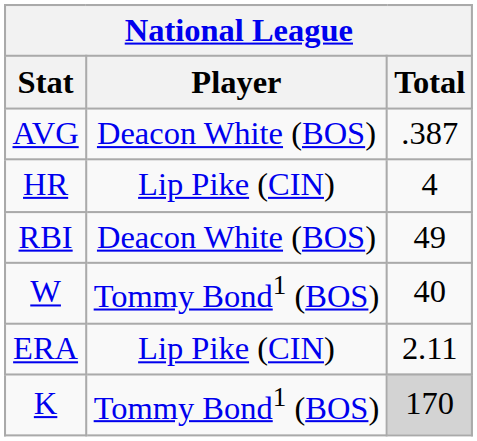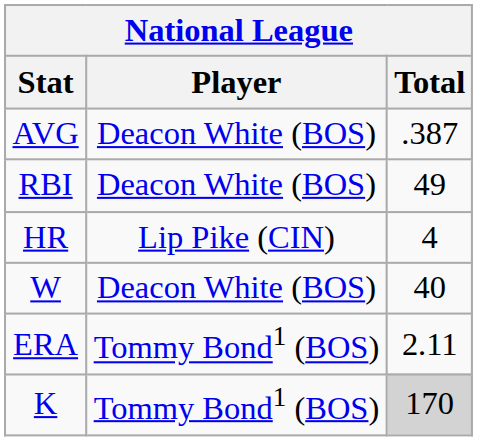rows swapped: (46, 184) <-> (46, 236)
(236, 292) Tommy Bond1 (BOS) -> (236, 287) Deacon White (BOS)
(236, 348) Lip Pike (CIN) -> (236, 343) Tommy Bond1 (BOS)
